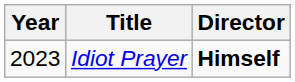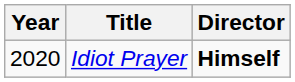(35, 58) 2023 -> (35, 58) 2020
